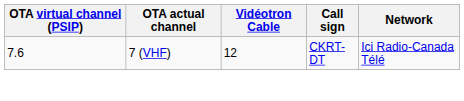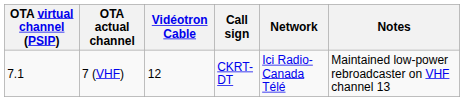+ column: (394, 27)
(15, 53) 7.6 -> (15, 73) 7.1
